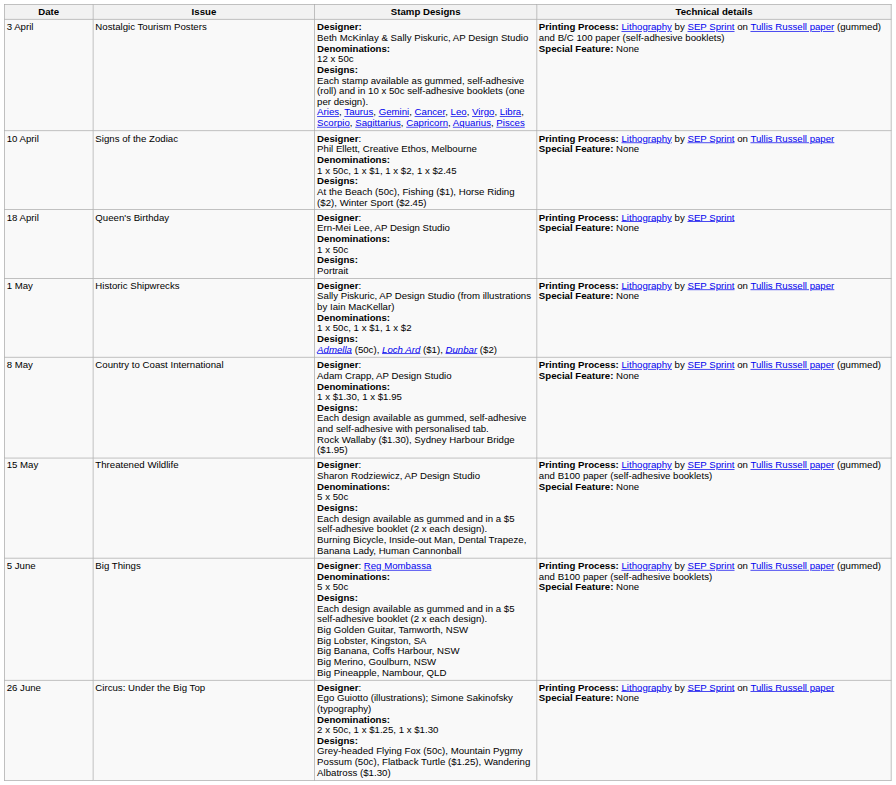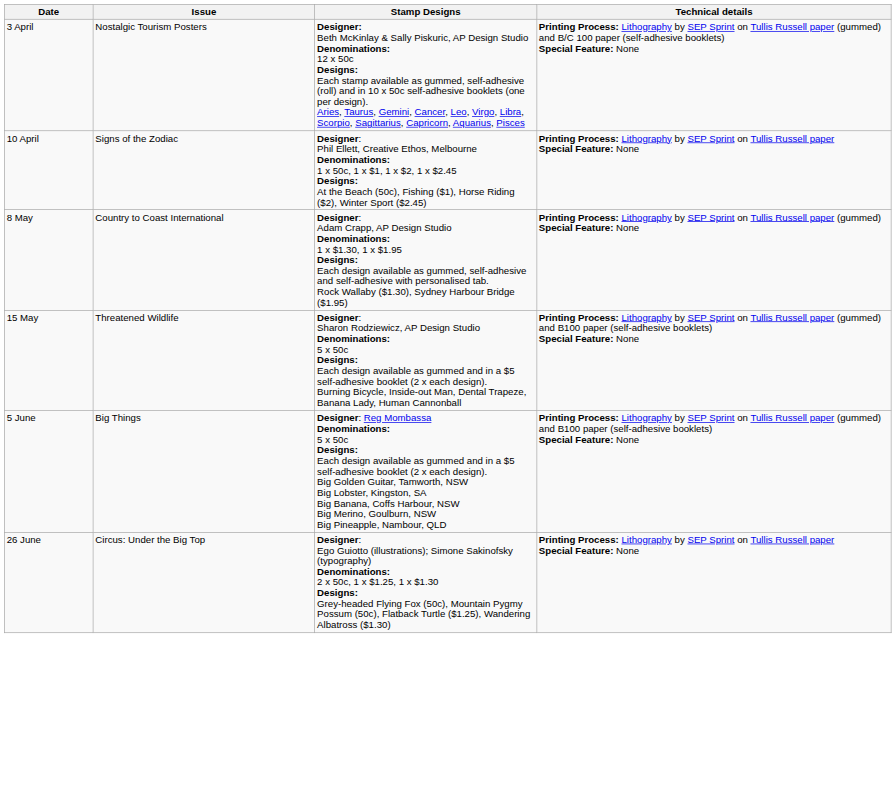- row: (23, 217)
- row: (20, 285)
